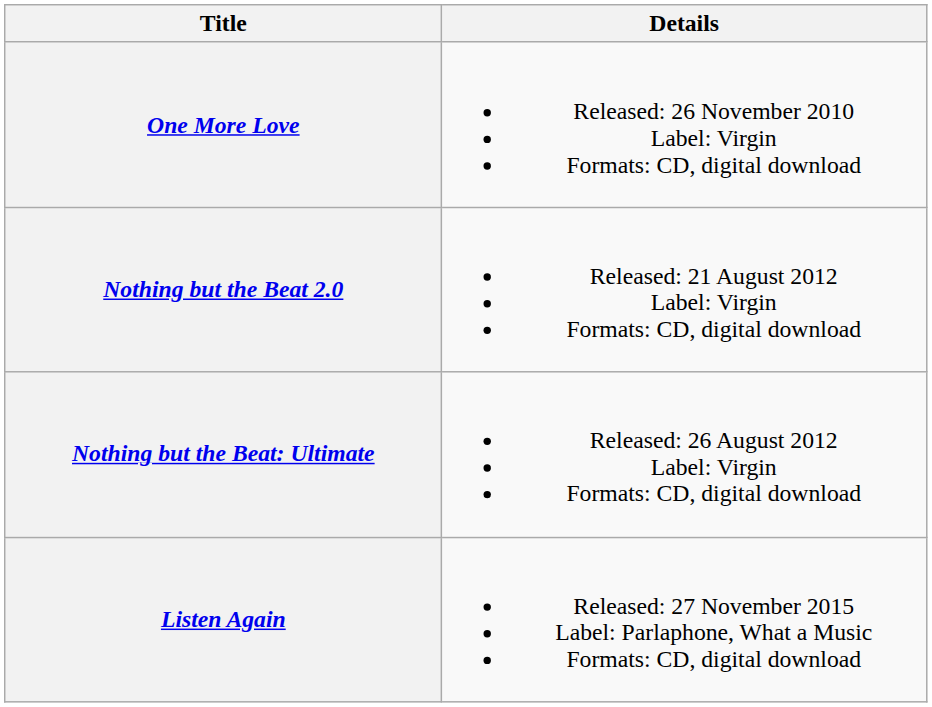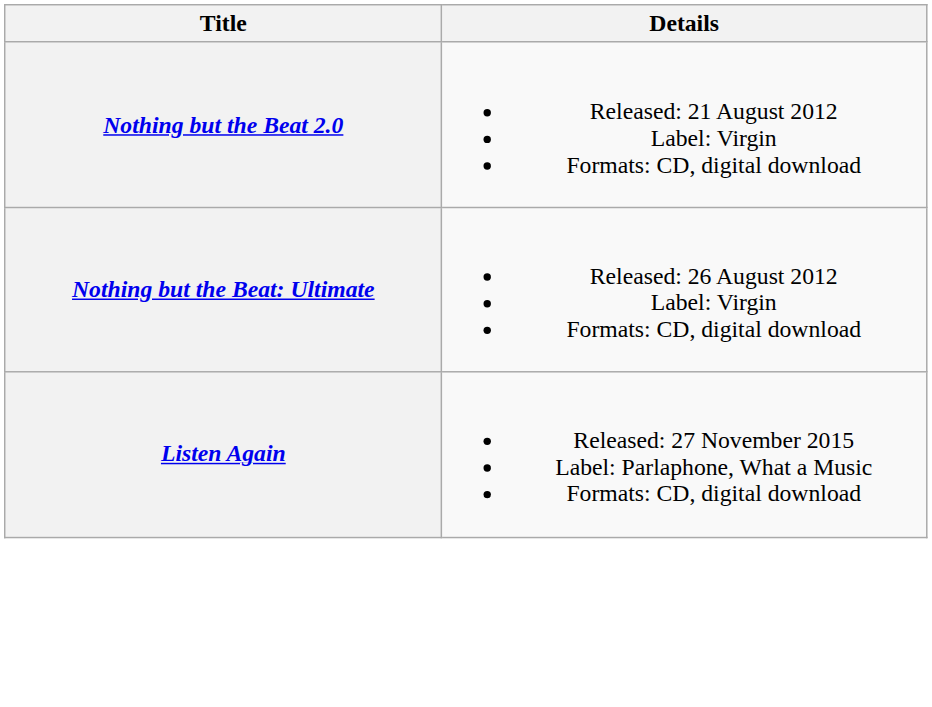- row: (223, 124)
